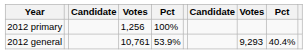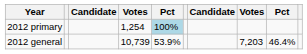(133, 27) 1,256 -> (133, 27) 1,254
(166, 27) no background -> (166, 27) lightblue background
(135, 42) 10,761 -> (135, 42) 10,739
(251, 42) 9,293 -> (251, 42) 7,203
(282, 42) 40.4% -> (282, 42) 46.4%
